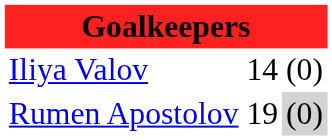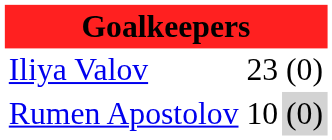(262, 69) 14 -> (262, 69) 23
(262, 113) 19 -> (262, 113) 10
